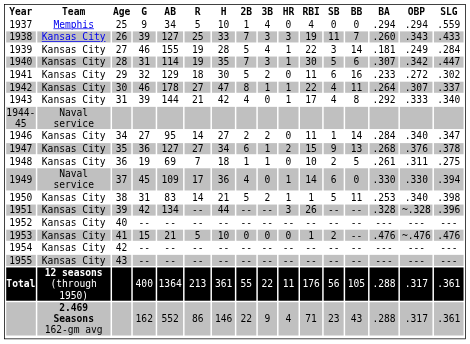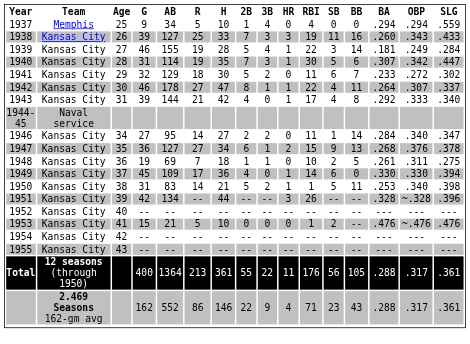(356, 37) 7 -> (356, 37) 16
(356, 75) 16 -> (356, 75) 7
(74, 179) Naval service -> (74, 174) Kansas City
